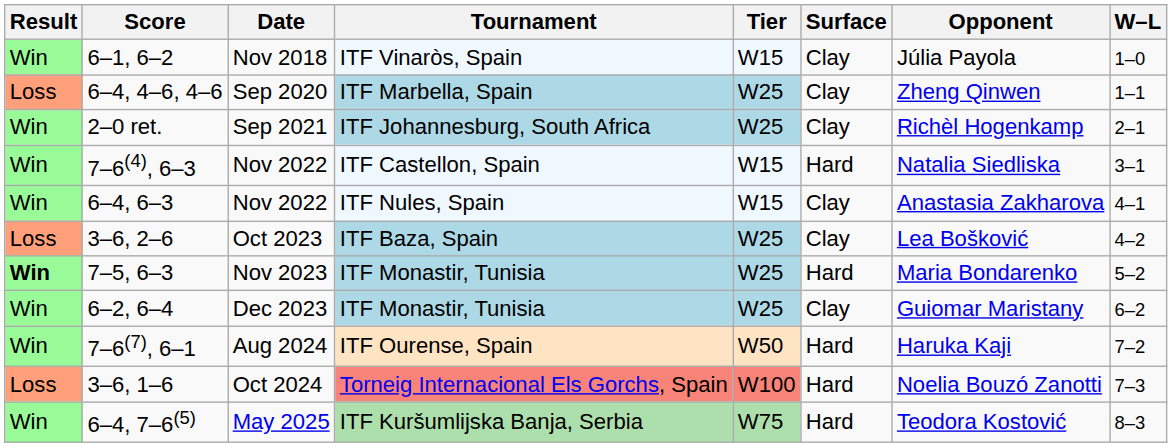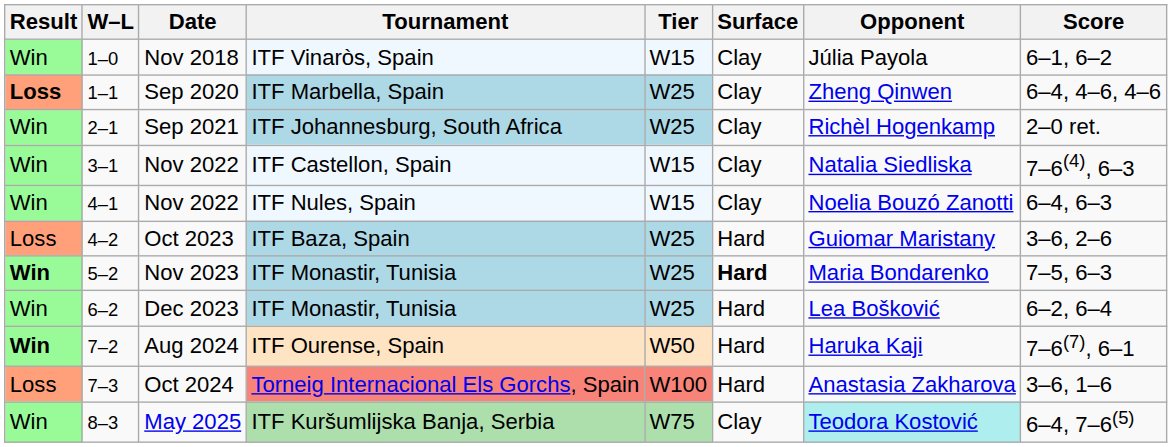columns swapped: (1138, 22) <-> (155, 22)
(33, 92) normal -> (36, 92) bold
(830, 165) Hard -> (739, 165) Clay
(1001, 203) Anastasia Zakharova -> (911, 203) Noelia Bouzó Zanotti
(828, 238) Clay -> (741, 238) Hard
(963, 238) Lea Bošković -> (902, 238) Guiomar Maristany
(830, 273) normal -> (742, 273) bold
(828, 308) Clay -> (741, 308) Hard
(990, 308) Guiomar Maristany -> (874, 308) Lea Bošković
(29, 346) normal -> (30, 346) bold
(999, 384) Noelia Bouzó Zanotti -> (912, 384) Anastasia Zakharova
(830, 422) Hard -> (739, 422) Clay
(982, 422) no background -> (893, 422) paleturquoise background
